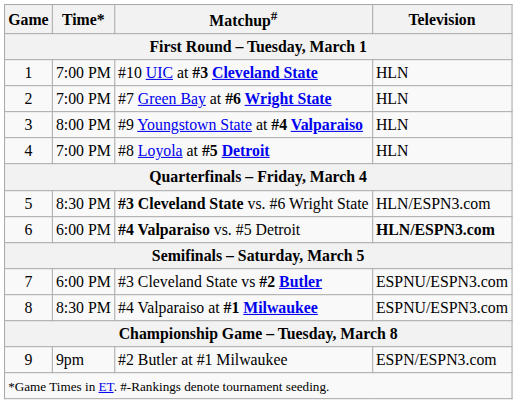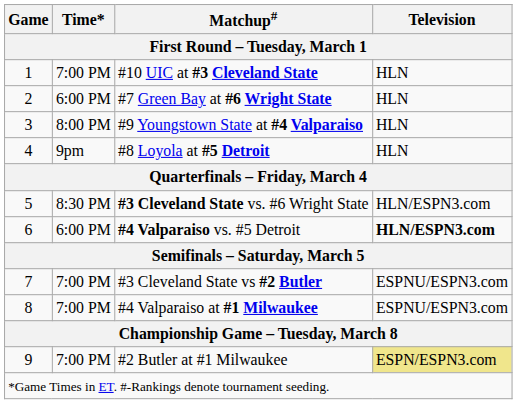(83, 99) 7:00 PM -> (83, 99) 6:00 PM
(83, 151) 7:00 PM -> (70, 151) 9pm
(83, 281) 6:00 PM -> (83, 281) 7:00 PM
(83, 307) 8:30 PM -> (83, 307) 7:00 PM
(70, 359) 9pm -> (83, 359) 7:00 PM
(436, 359) no background -> (436, 359) khaki background
